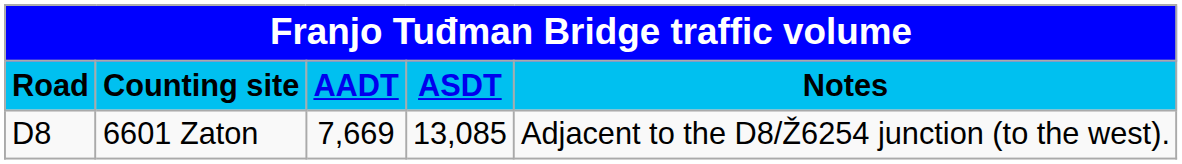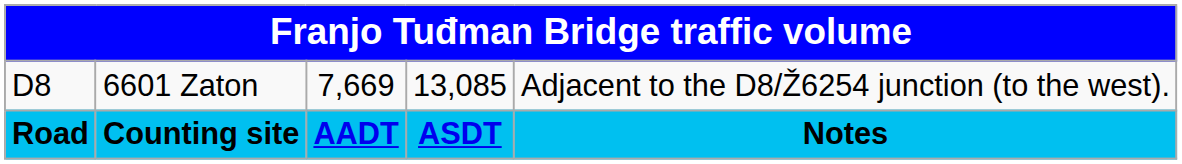rows swapped: (50, 85) <-> (32, 133)
